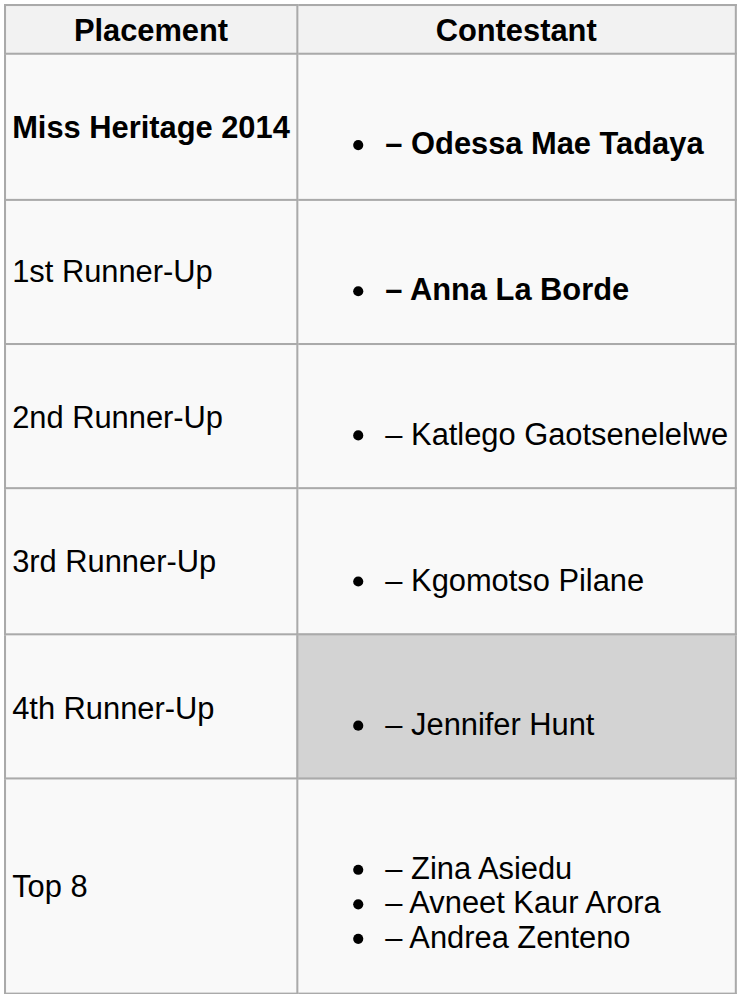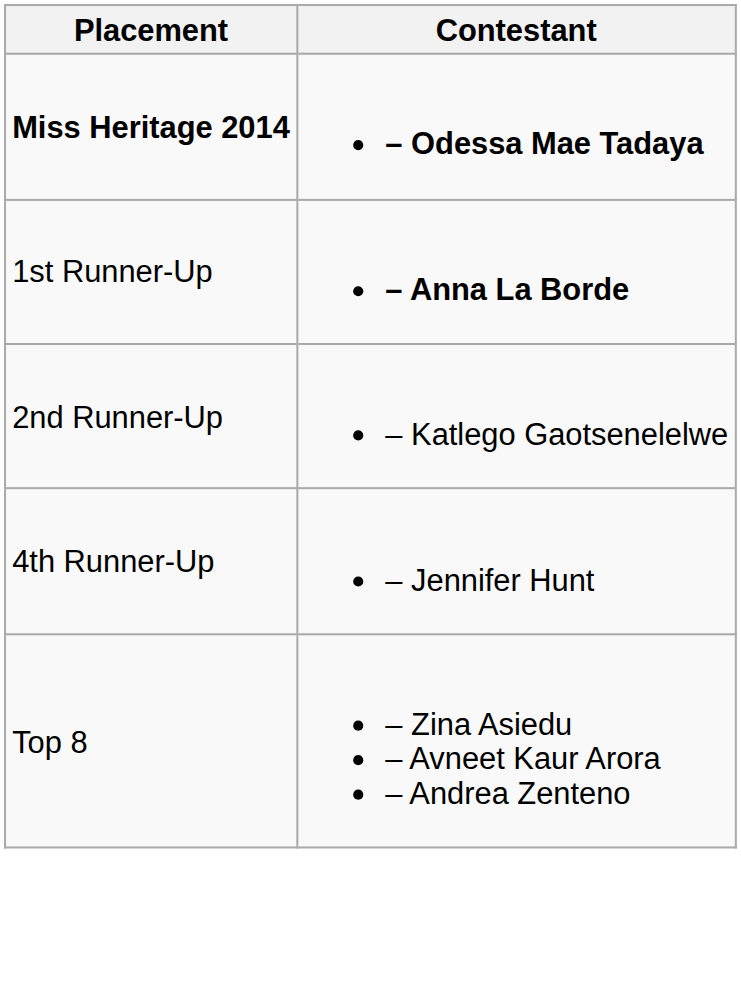- row: (114, 562)
(516, 724) lightgrey background -> (516, 579) no background
